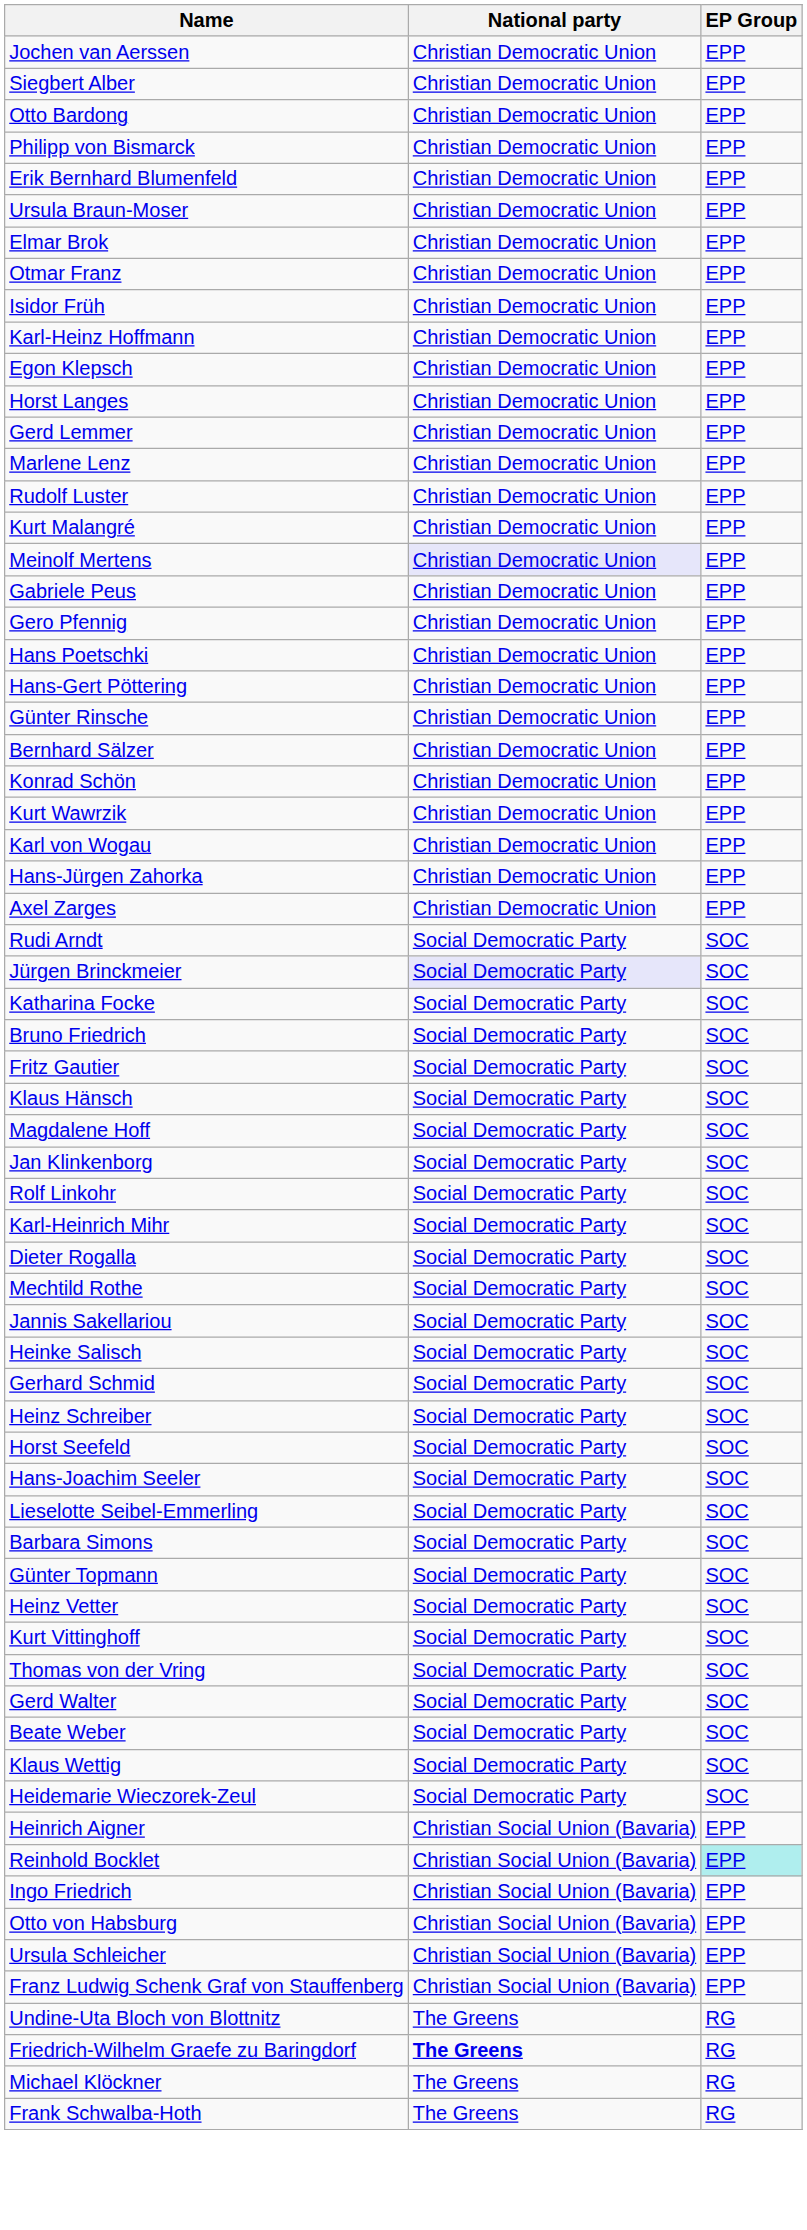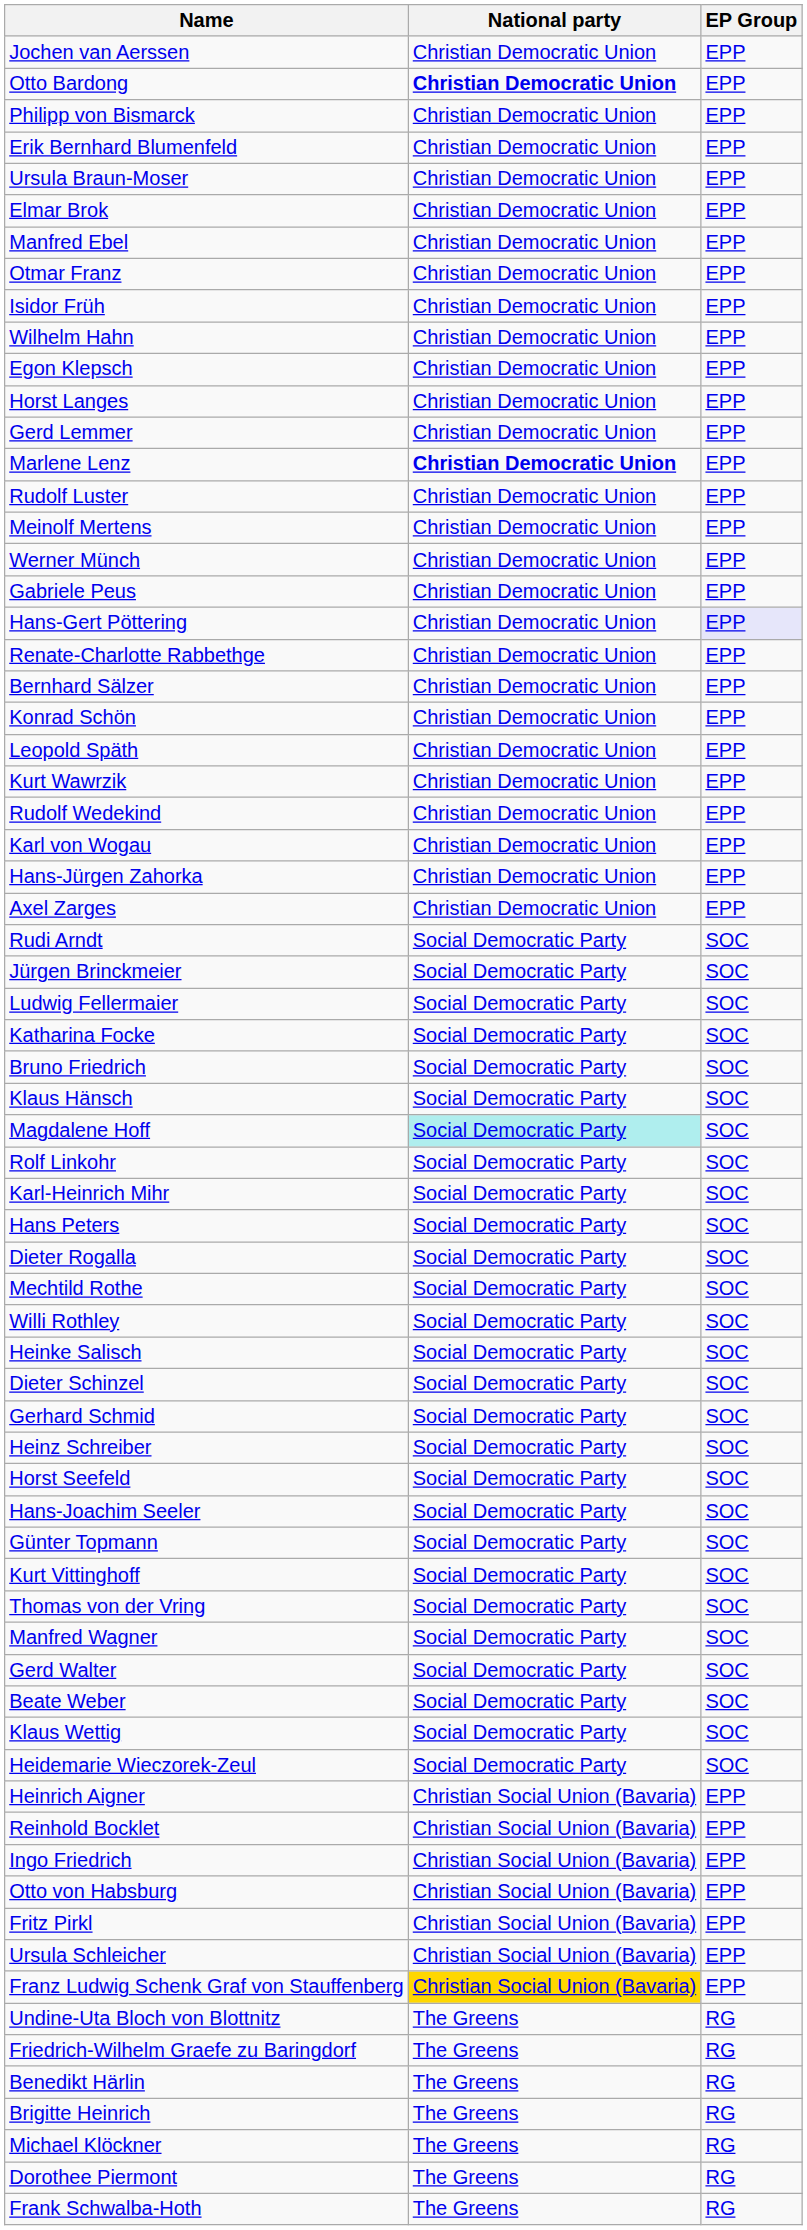- row: (72, 83)
(534, 115) normal -> (544, 83) bold
+ row: (69, 242)
+ row: (71, 337)
- row: (102, 337)
(534, 464) normal -> (544, 464) bold
- row: (72, 527)
(534, 559) lavender background -> (534, 527) no background
+ row: (75, 559)
- row: (68, 623)
- row: (79, 654)
(725, 686) no background -> (725, 623) lavender background
+ row: (137, 654)
- row: (79, 718)
+ row: (74, 749)
+ row: (85, 813)
(519, 971) lavender background -> (519, 971) no background
+ row: (94, 1003)
- row: (64, 1067)
(519, 1130) no background -> (519, 1130) paleturquoise background
- row: (81, 1162)
+ row: (64, 1225)
+ row: (64, 1320)
- row: (90, 1320)
+ row: (76, 1384)
- row: (134, 1511)
- row: (81, 1542)
- row: (64, 1606)
+ row: (83, 1638)
(725, 1860) paleturquoise background -> (725, 1828) no background
+ row: (51, 1923)
(554, 1986) no background -> (554, 1986) gold background
(468, 2050) bold -> (466, 2050) normal
+ row: (77, 2082)
+ row: (80, 2113)
+ row: (93, 2177)
